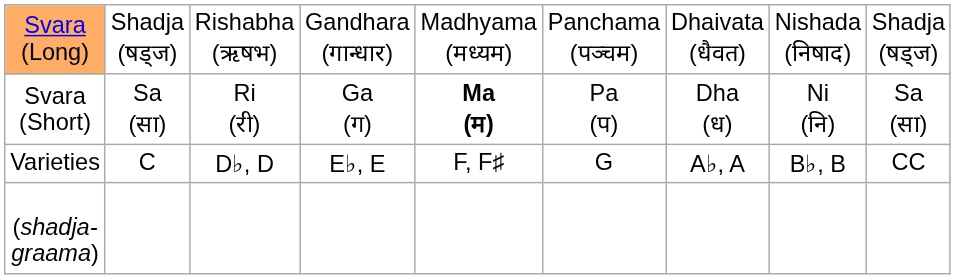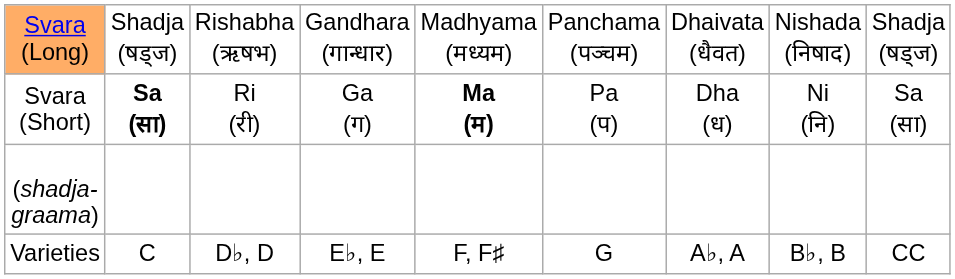(147, 108) normal -> (147, 108) bold
rows swapped: (55, 240) <-> (55, 163)
